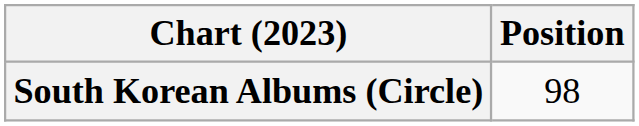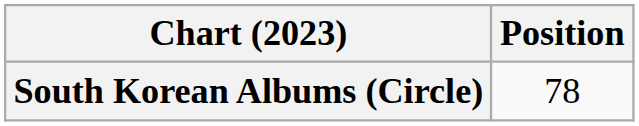(562, 90) 98 -> (562, 90) 78
